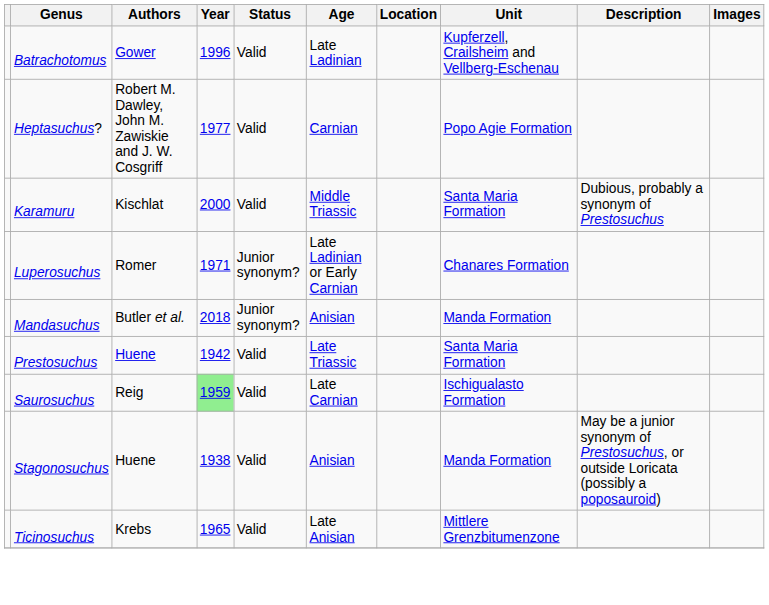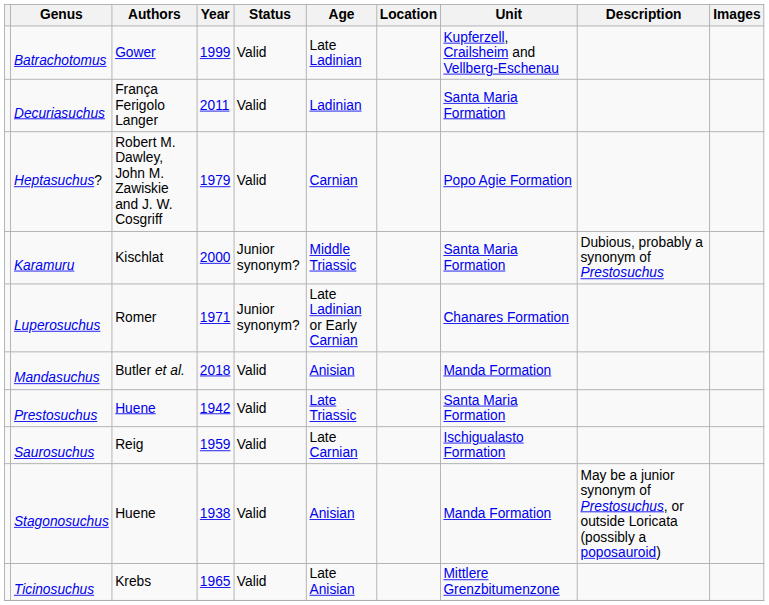(215, 52) 1996 -> (215, 52) 1999
+ row: (59, 113)
(215, 128) 1977 -> (215, 181) 1979
(252, 204) Valid -> (268, 257) Junior synonym?
(268, 318) Junior synonym? -> (252, 370) Valid
(215, 392) lightgreen background -> (215, 445) no background
